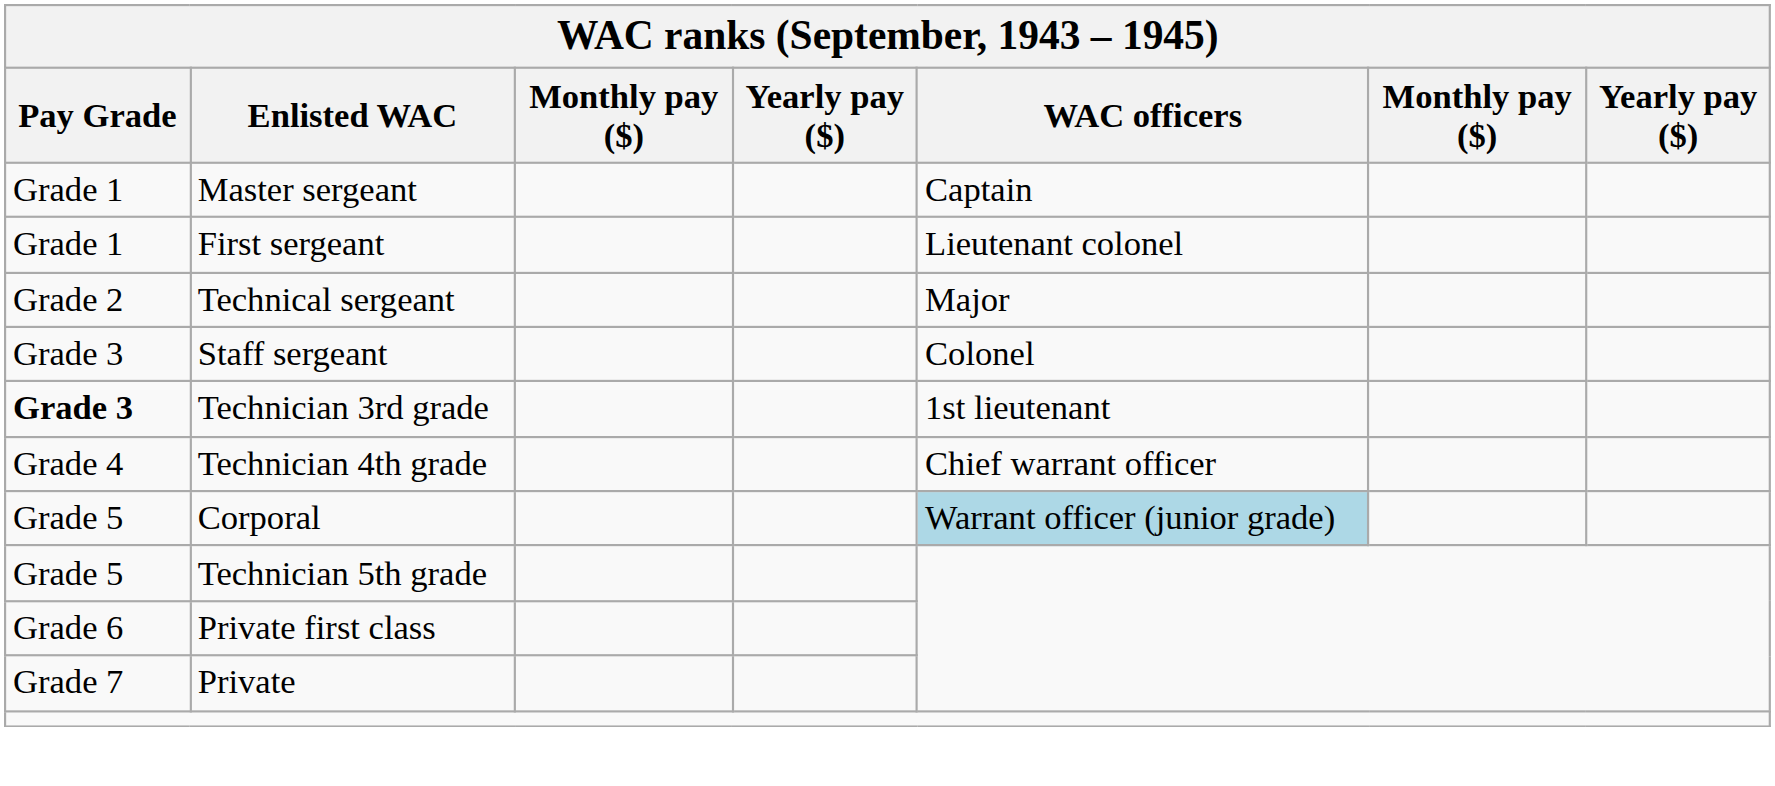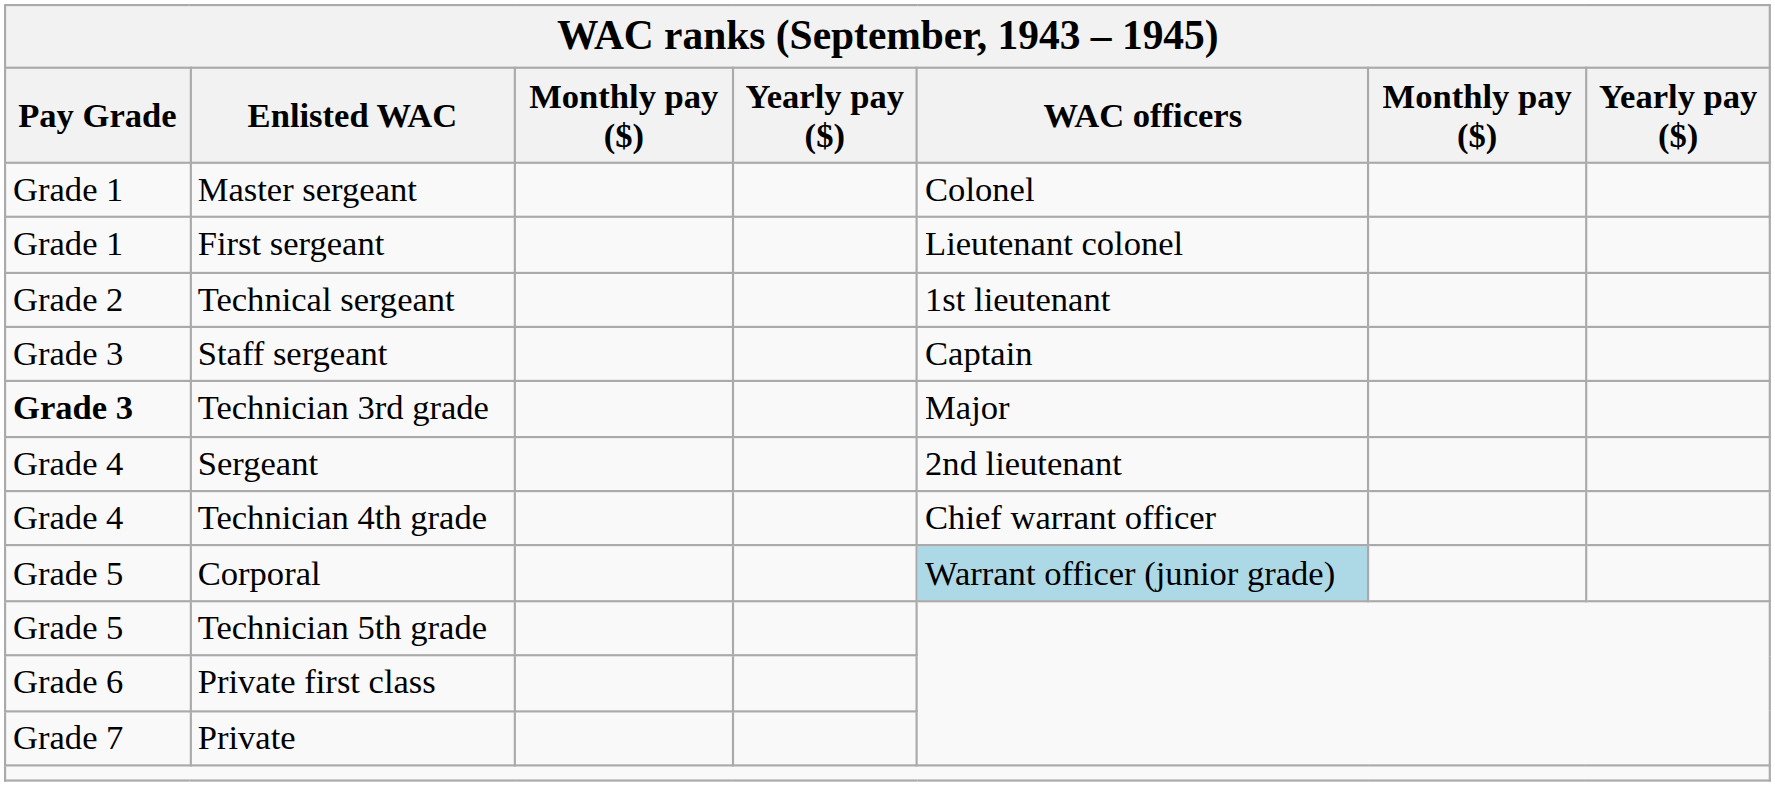(979, 189) Captain -> (980, 189) Colonel
(967, 298) Major -> (1018, 298) 1st lieutenant
(980, 353) Colonel -> (979, 353) Captain
(1018, 408) 1st lieutenant -> (967, 408) Major
+ row: (258, 463)
